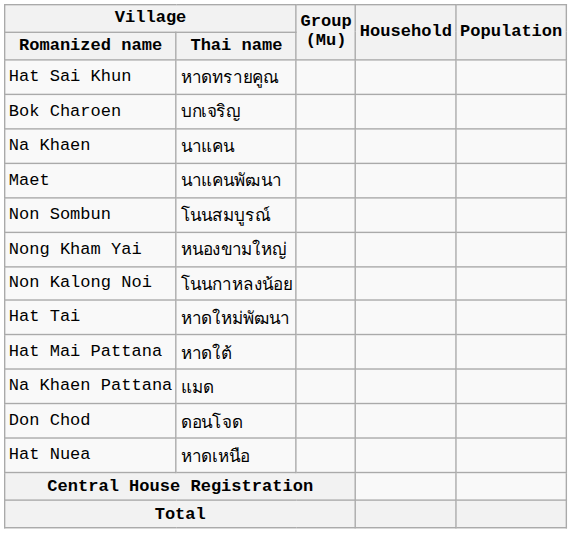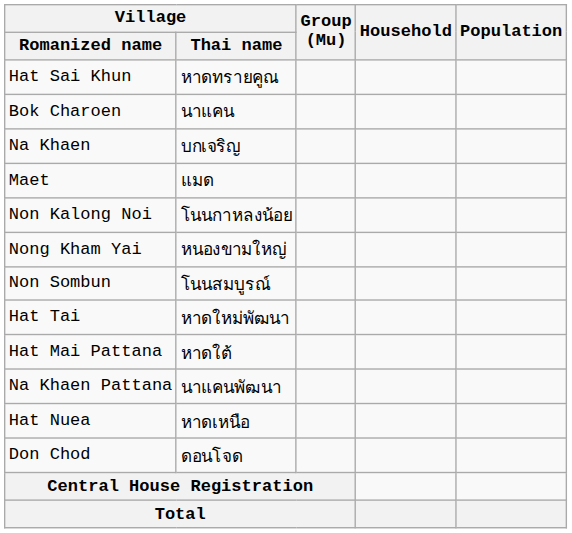(211, 114) บกเจริญ -> (207, 114) นาแคน
(207, 148) นาแคน -> (211, 148) บกเจริญ
(231, 183) นาแคนพัฒนา -> (197, 183) แมด
rows swapped: (60, 215) <-> (80, 284)
(197, 389) แมด -> (231, 389) นาแคนพัฒนา
rows swapped: (50, 456) <-> (50, 421)
